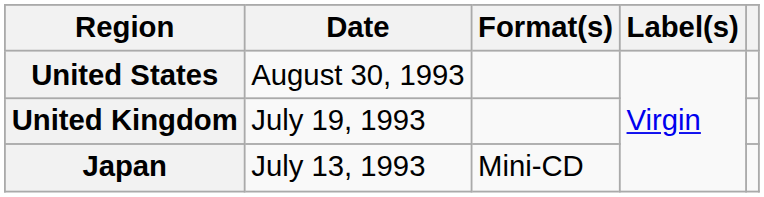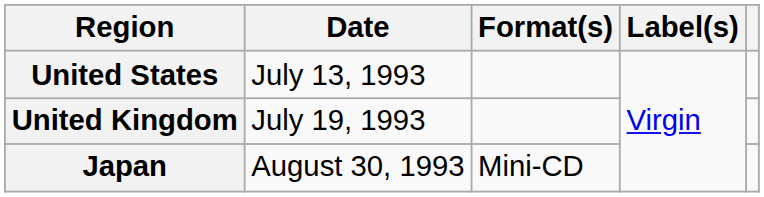(358, 74) August 30, 1993 -> (338, 74) July 13, 1993
(338, 167) July 13, 1993 -> (358, 167) August 30, 1993
